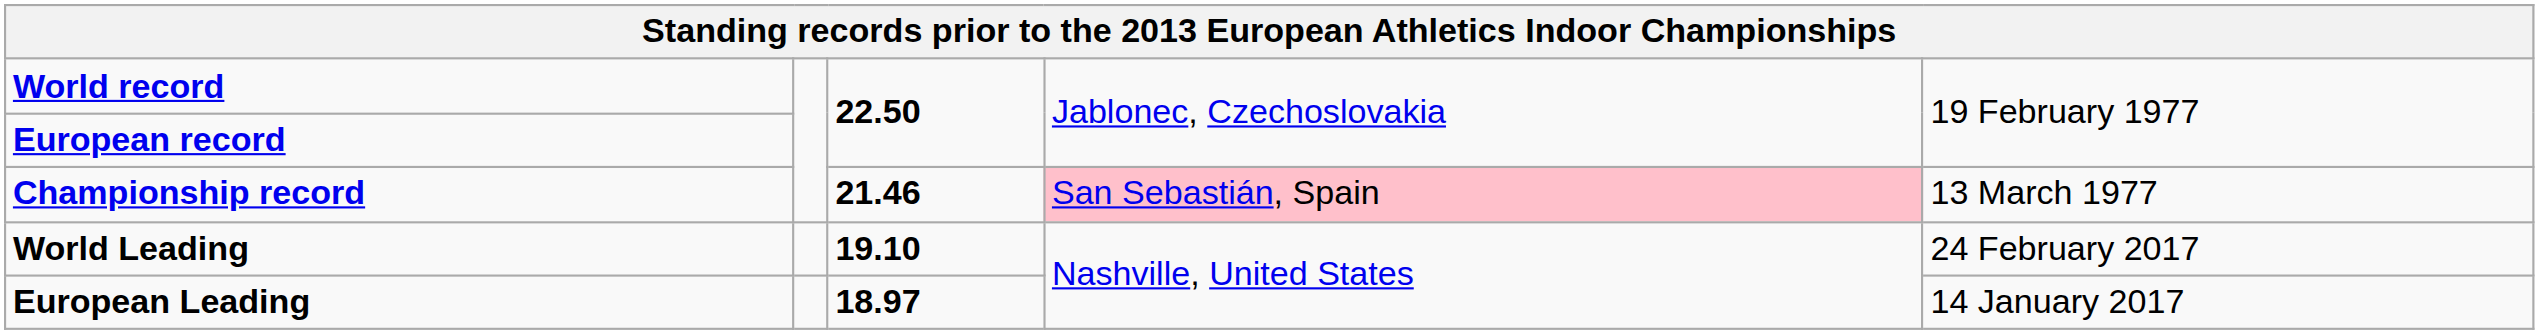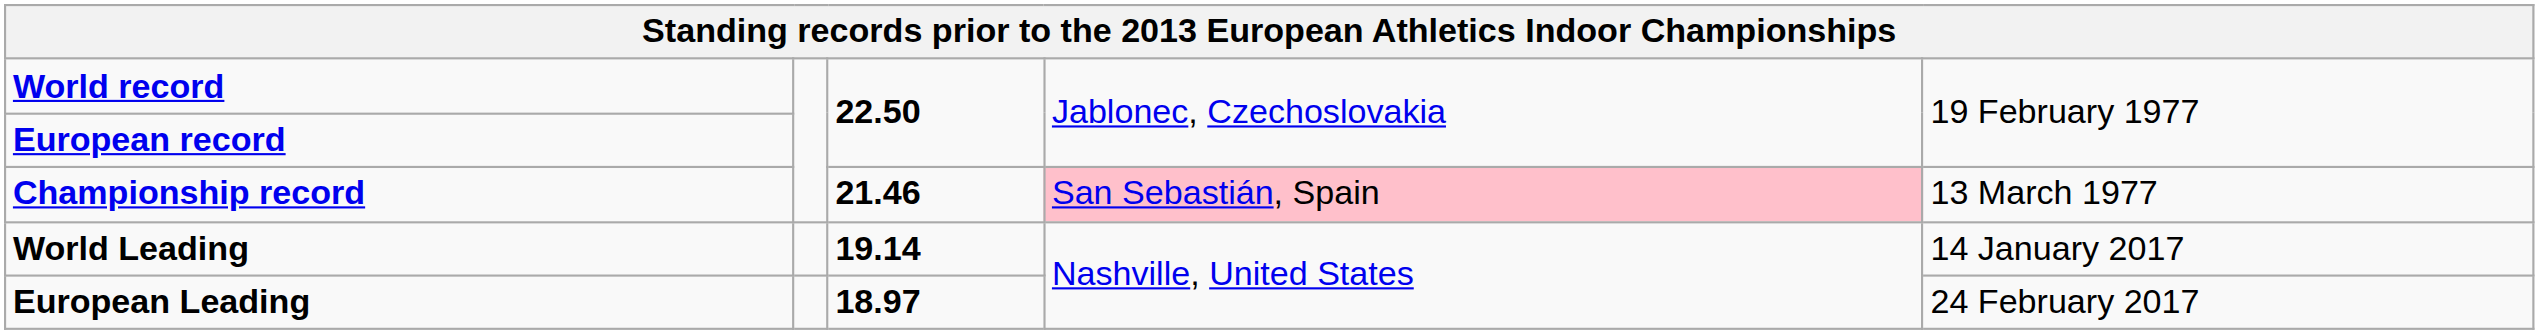(878, 247) 19.10 -> (878, 247) 19.14
(2065, 247) 24 February 2017 -> (2057, 247) 14 January 2017
(2057, 301) 14 January 2017 -> (2065, 301) 24 February 2017
